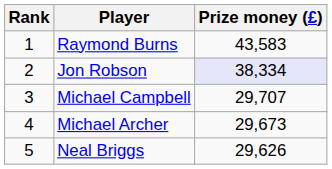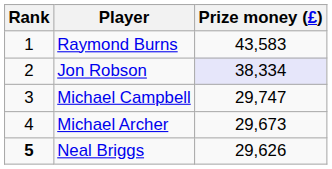(261, 97) 29,707 -> (261, 97) 29,747
(29, 151) normal -> (29, 151) bold
